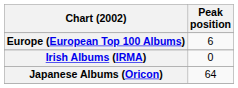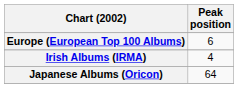(211, 58) 0 -> (211, 58) 4
